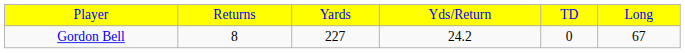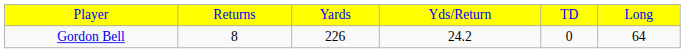(335, 36) 227 -> (335, 36) 226
(639, 36) 67 -> (639, 36) 64
